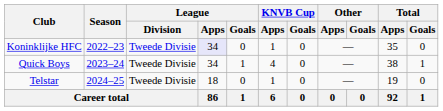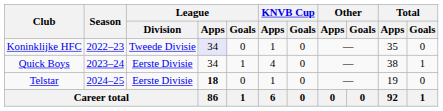(162, 64) Tweede Divisie -> (162, 64) Eerste Divisie
(162, 81) Tweede Divisie -> (162, 81) Eerste Divisie
(213, 81) normal -> (213, 81) bold
